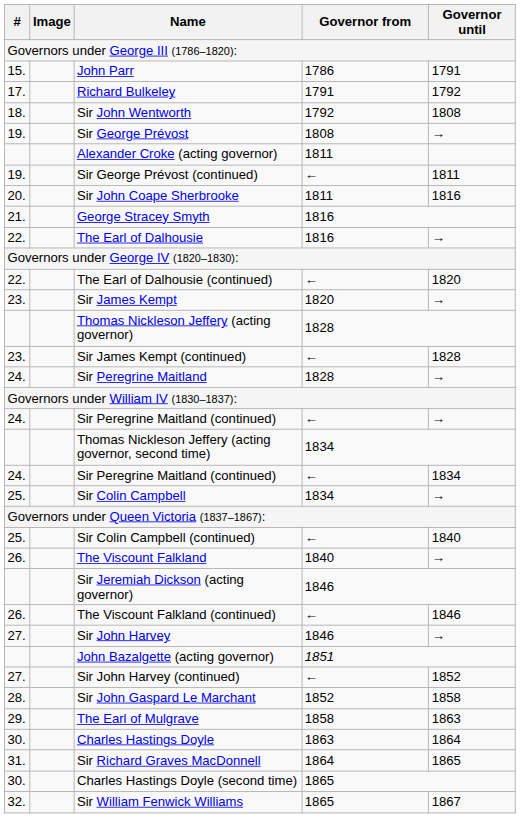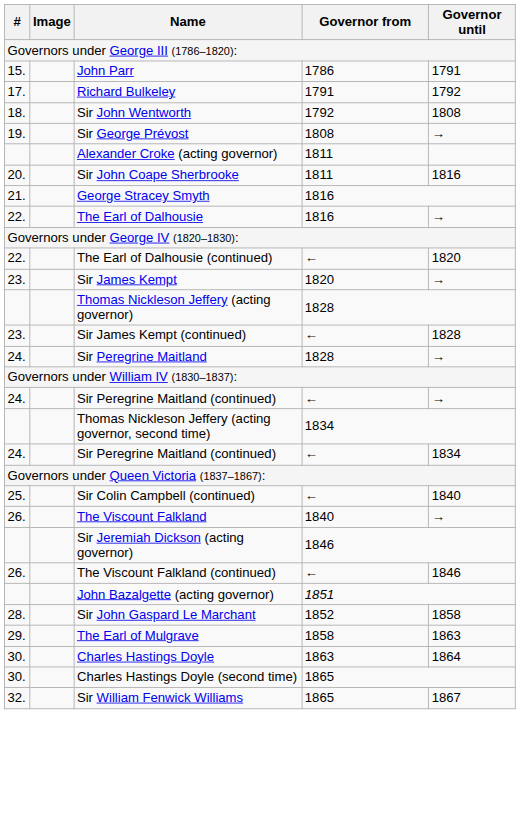- row: (17, 175)
- row: (17, 496)
- row: (17, 635)
- row: (17, 677)
- row: (17, 760)
